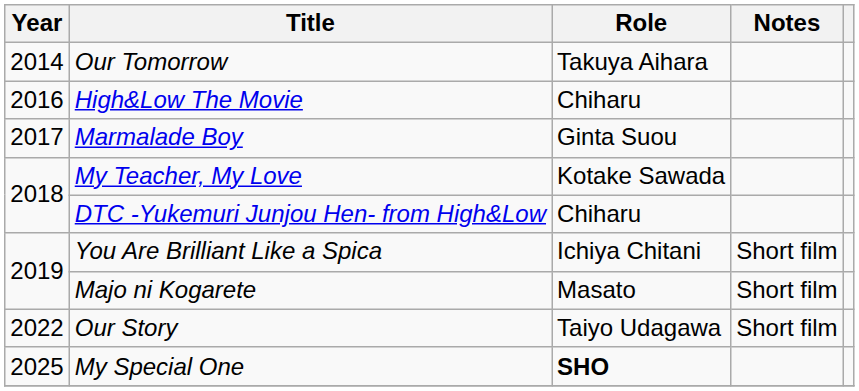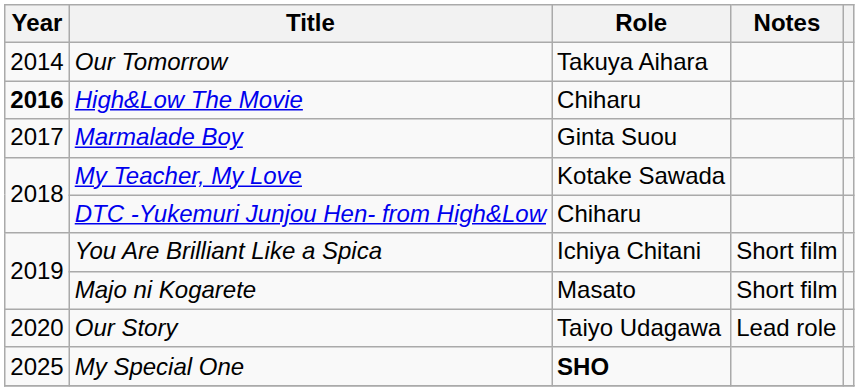(37, 99) normal -> (37, 99) bold
(37, 328) 2022 -> (37, 328) 2020
(787, 328) Short film -> (786, 328) Lead role
